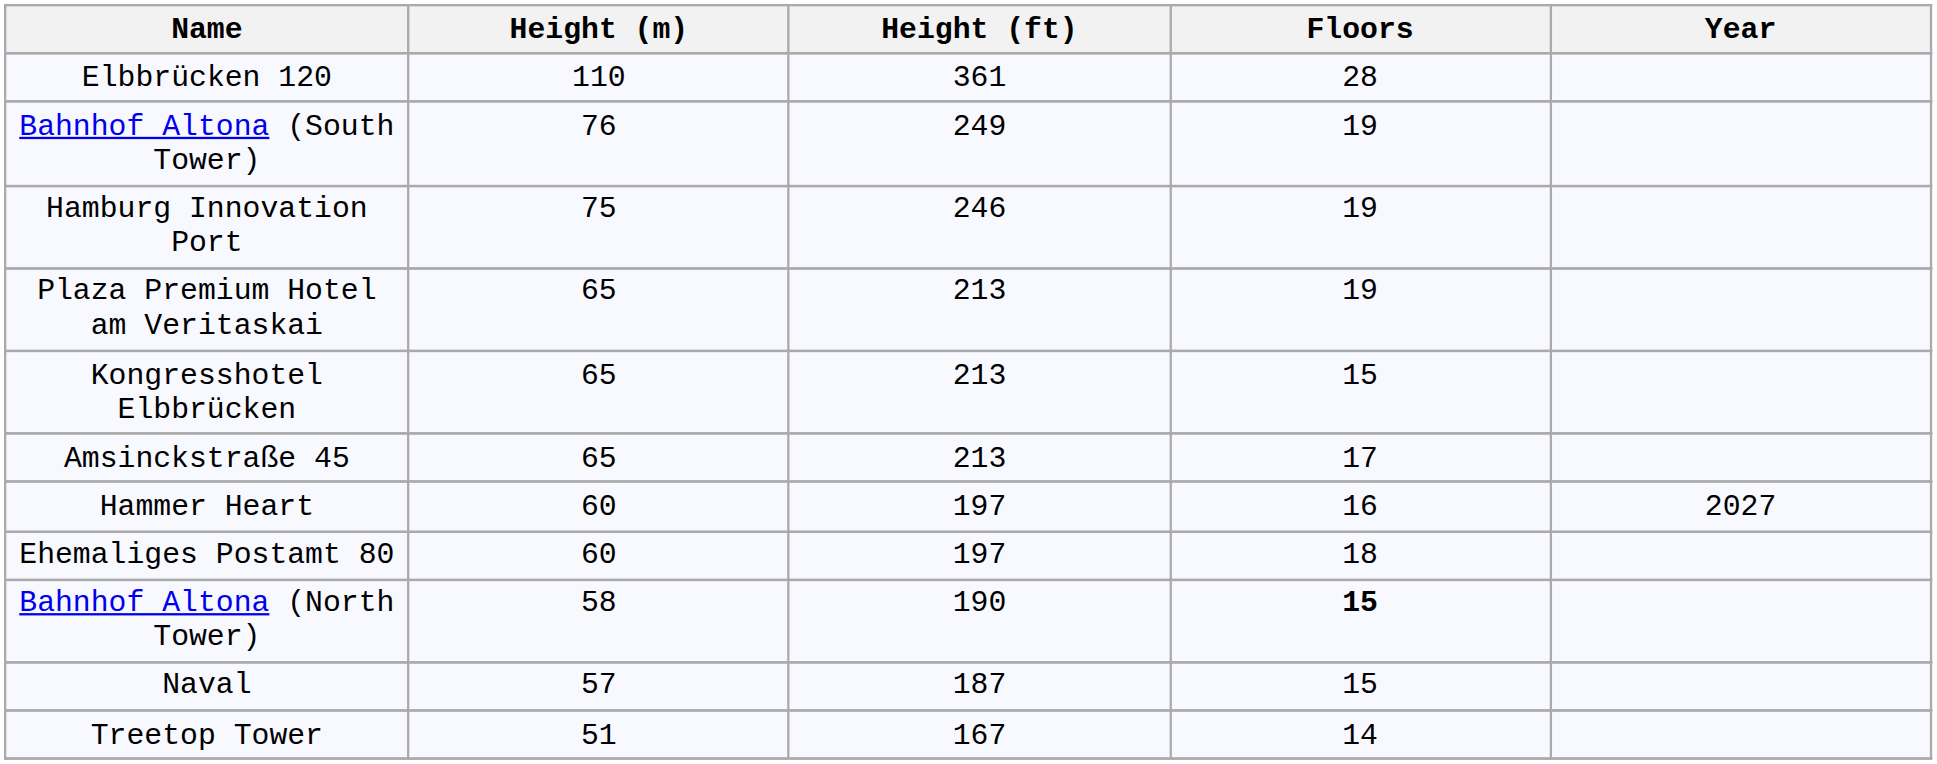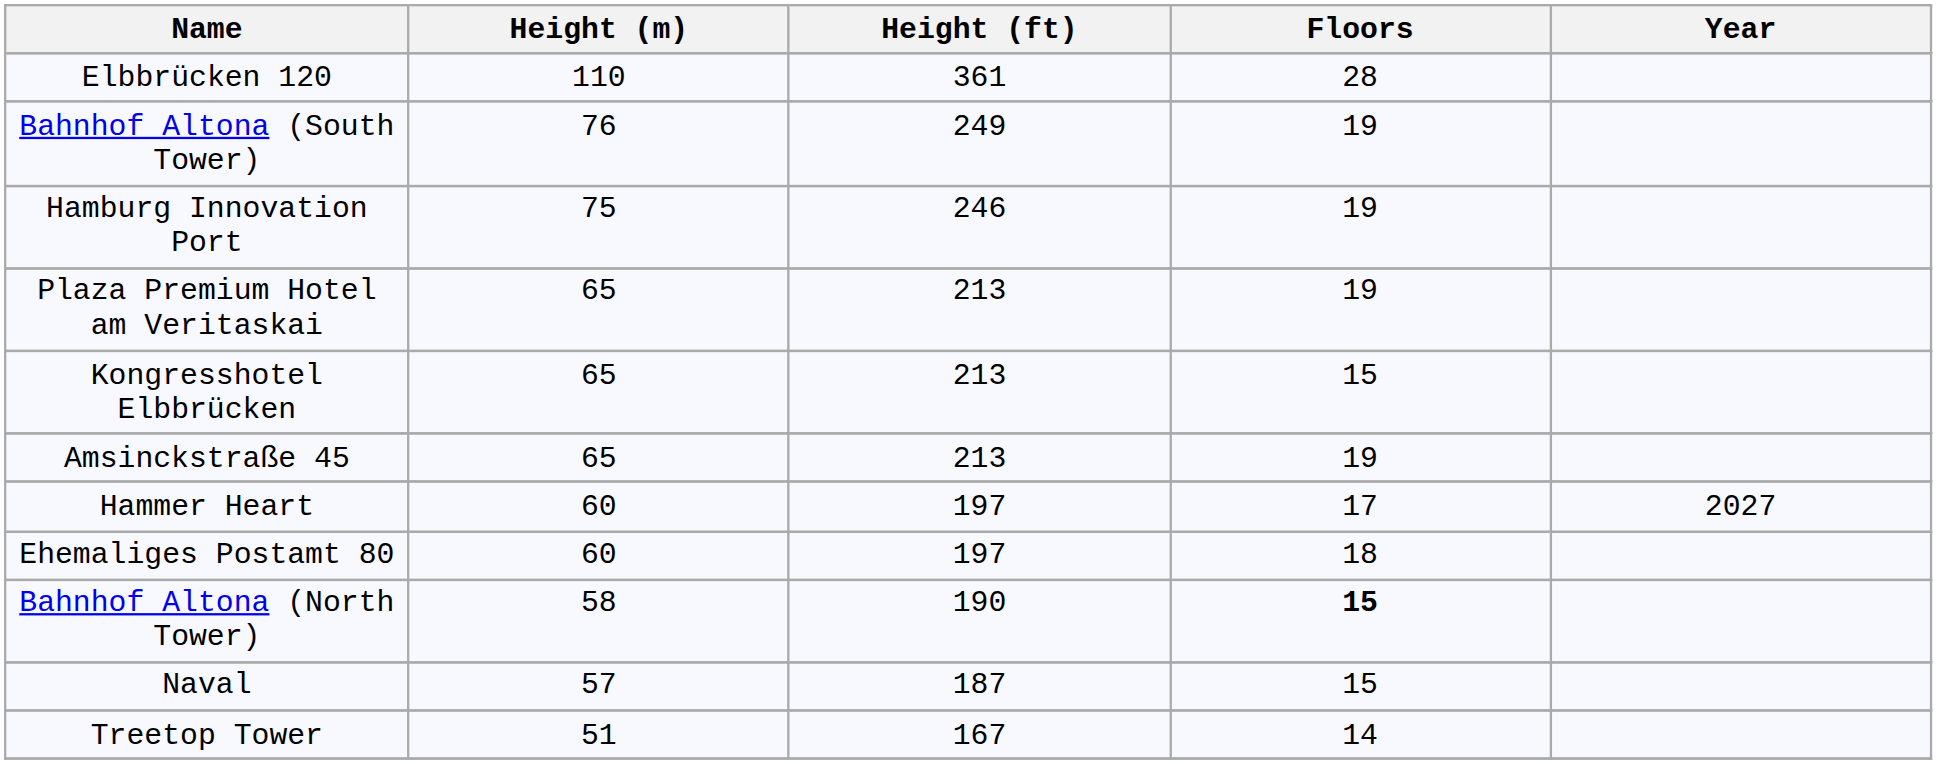(1360, 458) 17 -> (1360, 458) 19
(1360, 506) 16 -> (1360, 506) 17
